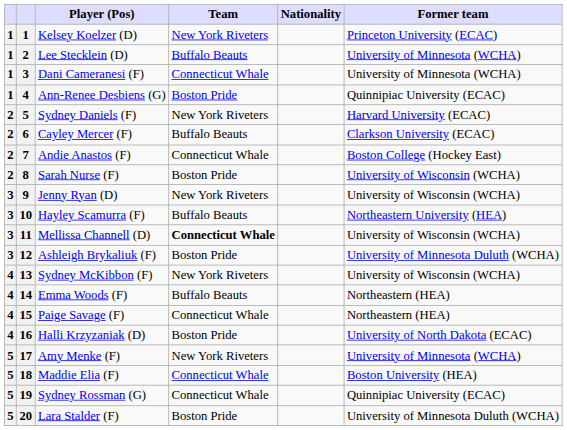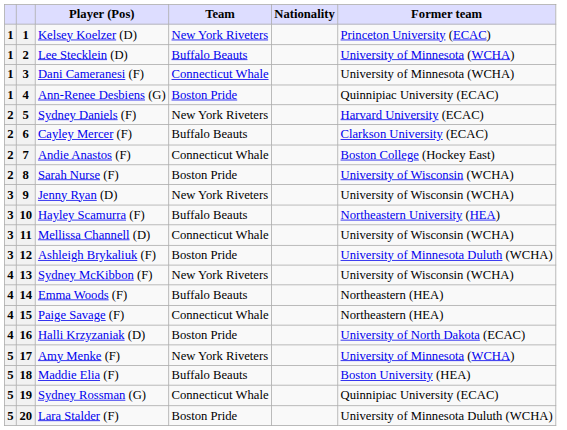(223, 235) bold -> (220, 235) normal
(220, 375) Connecticut Whale -> (209, 375) Buffalo Beauts
